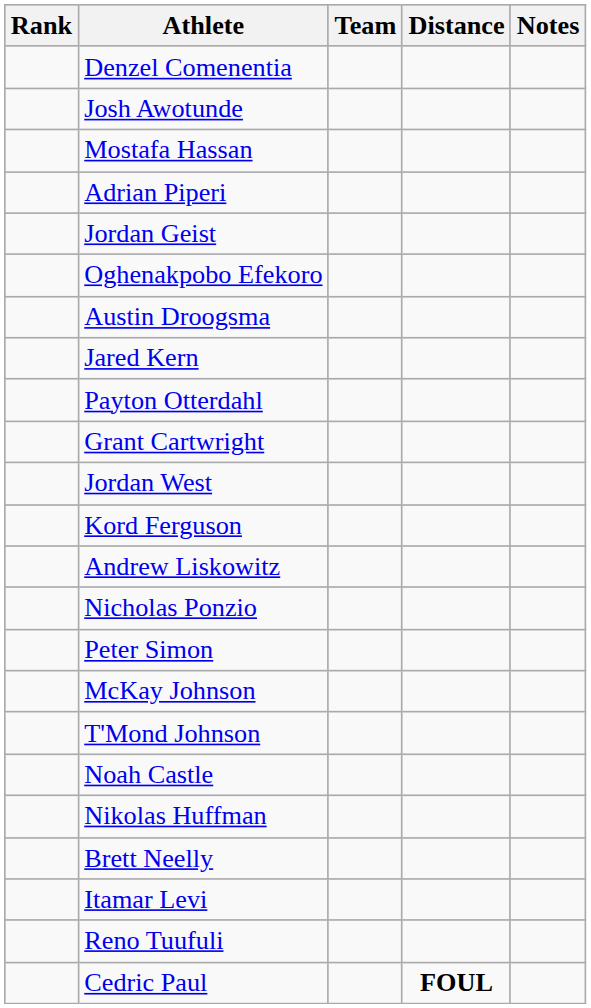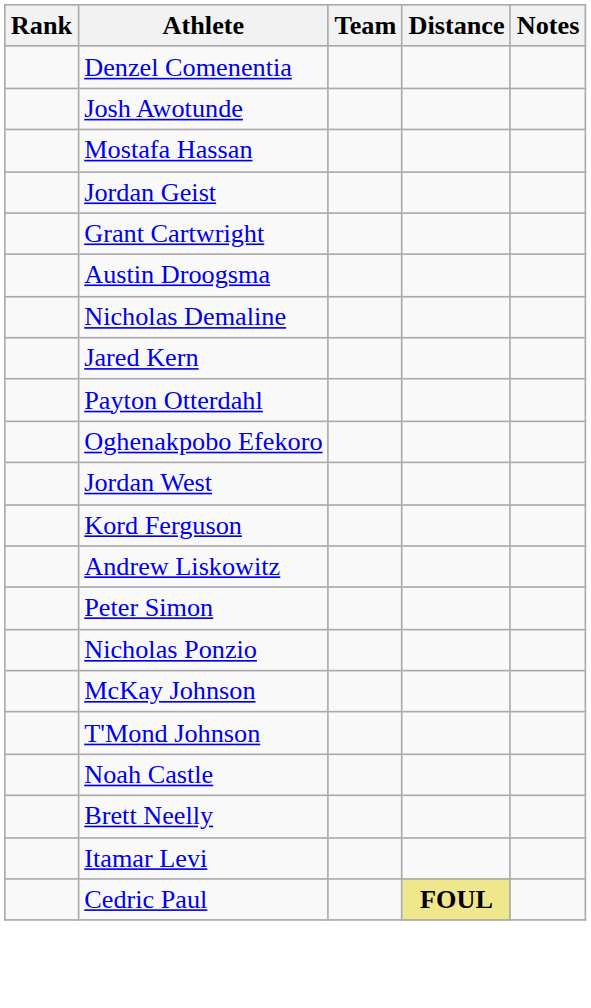- row: (155, 191)
rows swapped: (203, 274) <-> (174, 441)
+ row: (185, 316)
rows swapped: (171, 607) <-> (149, 649)
- row: (175, 815)
- row: (154, 940)
(457, 982) no background -> (457, 899) khaki background
